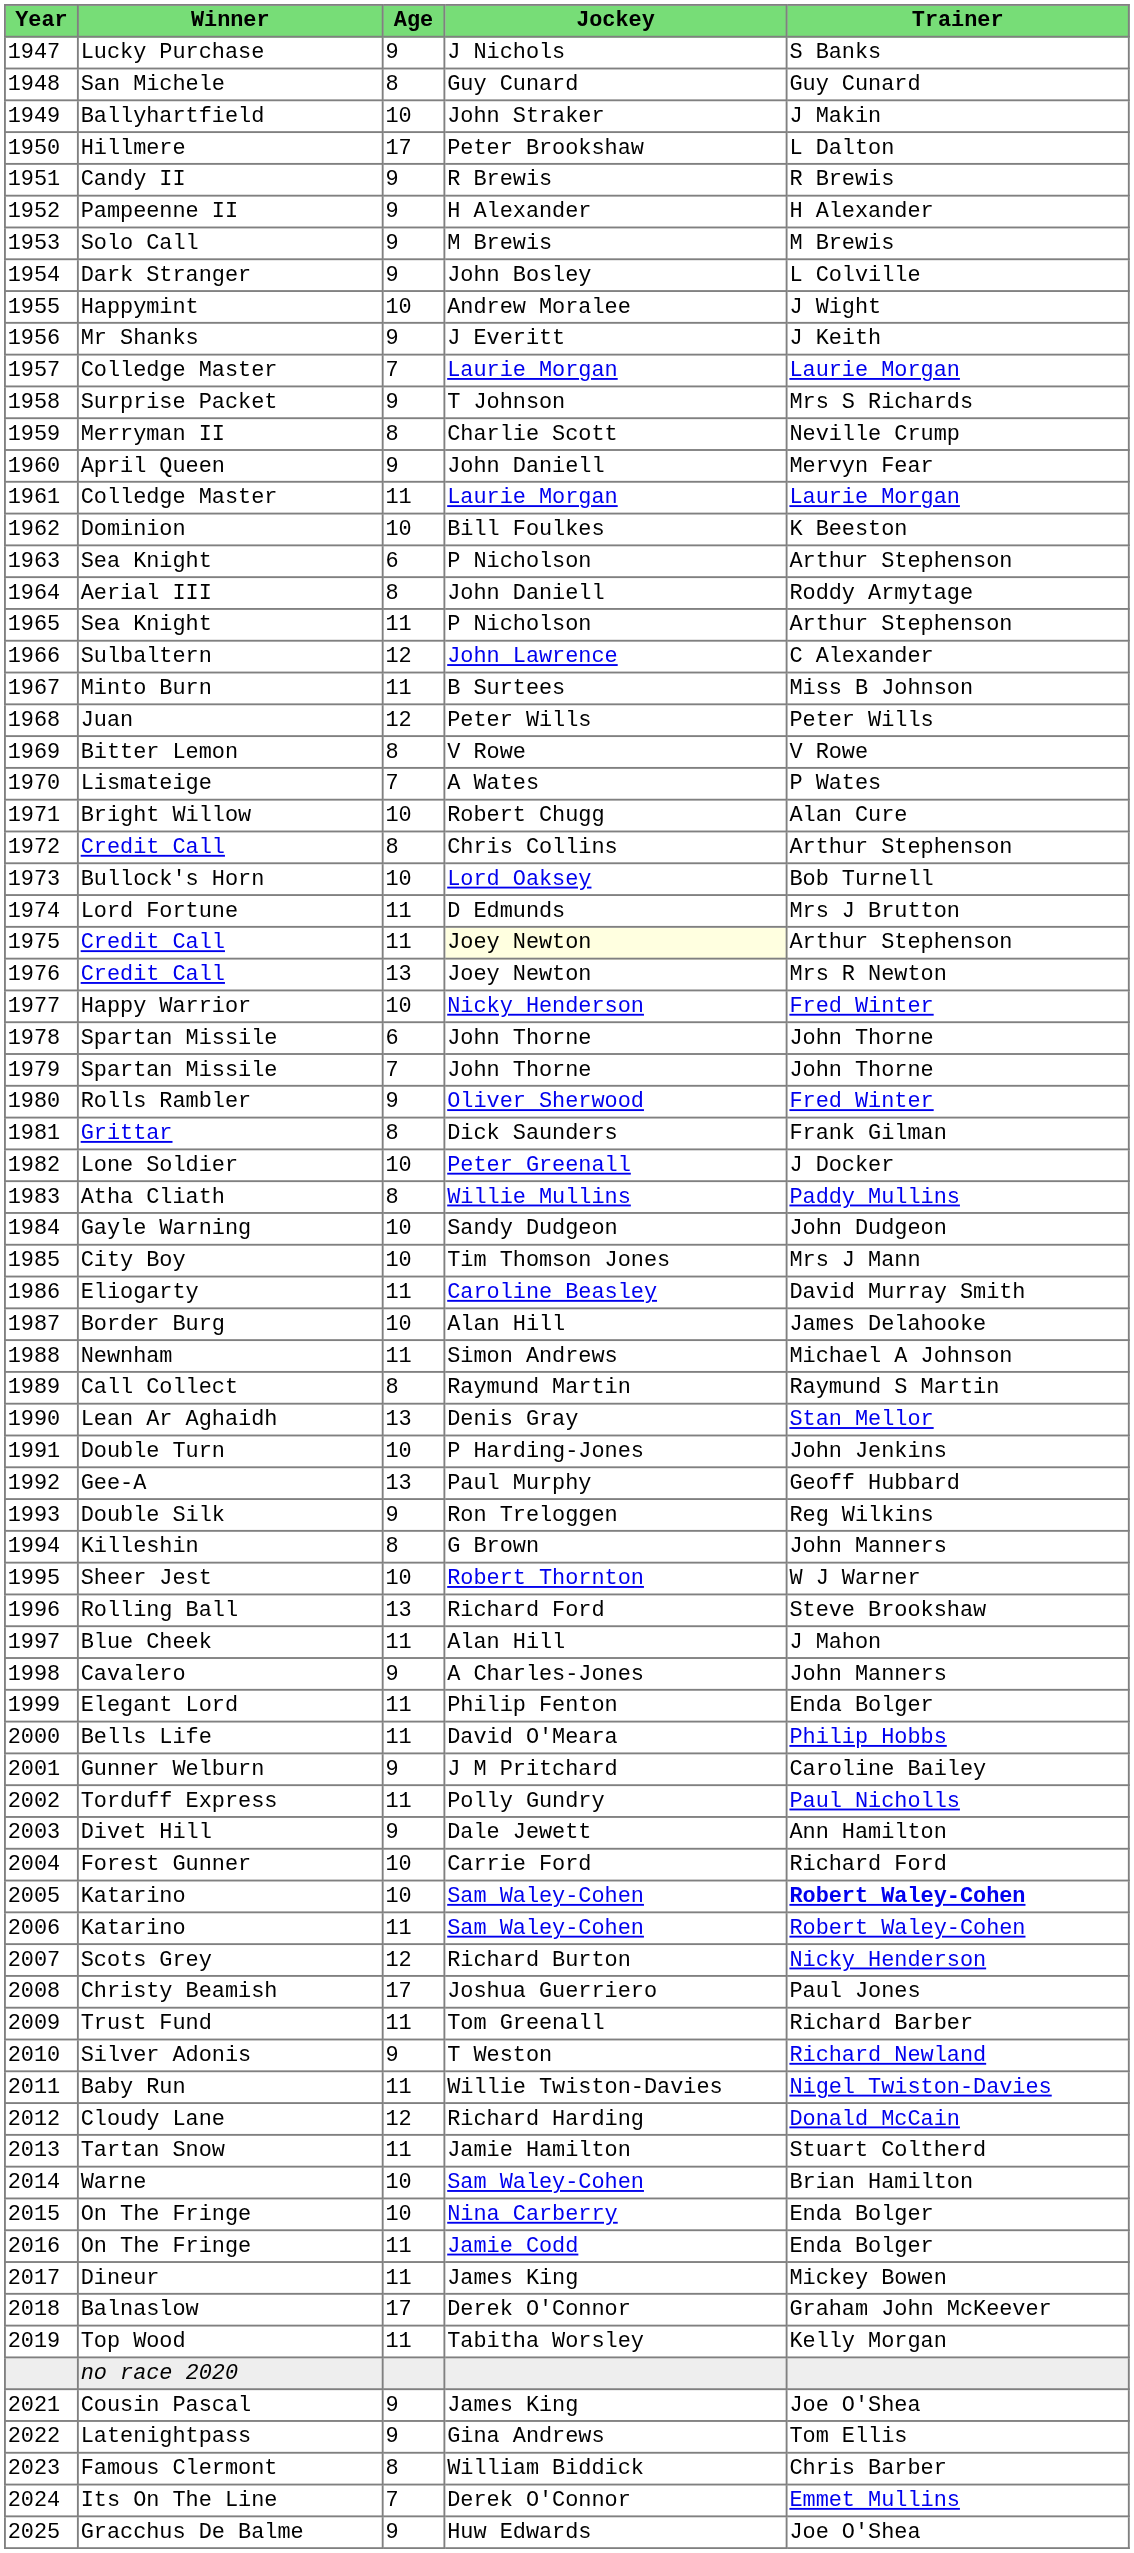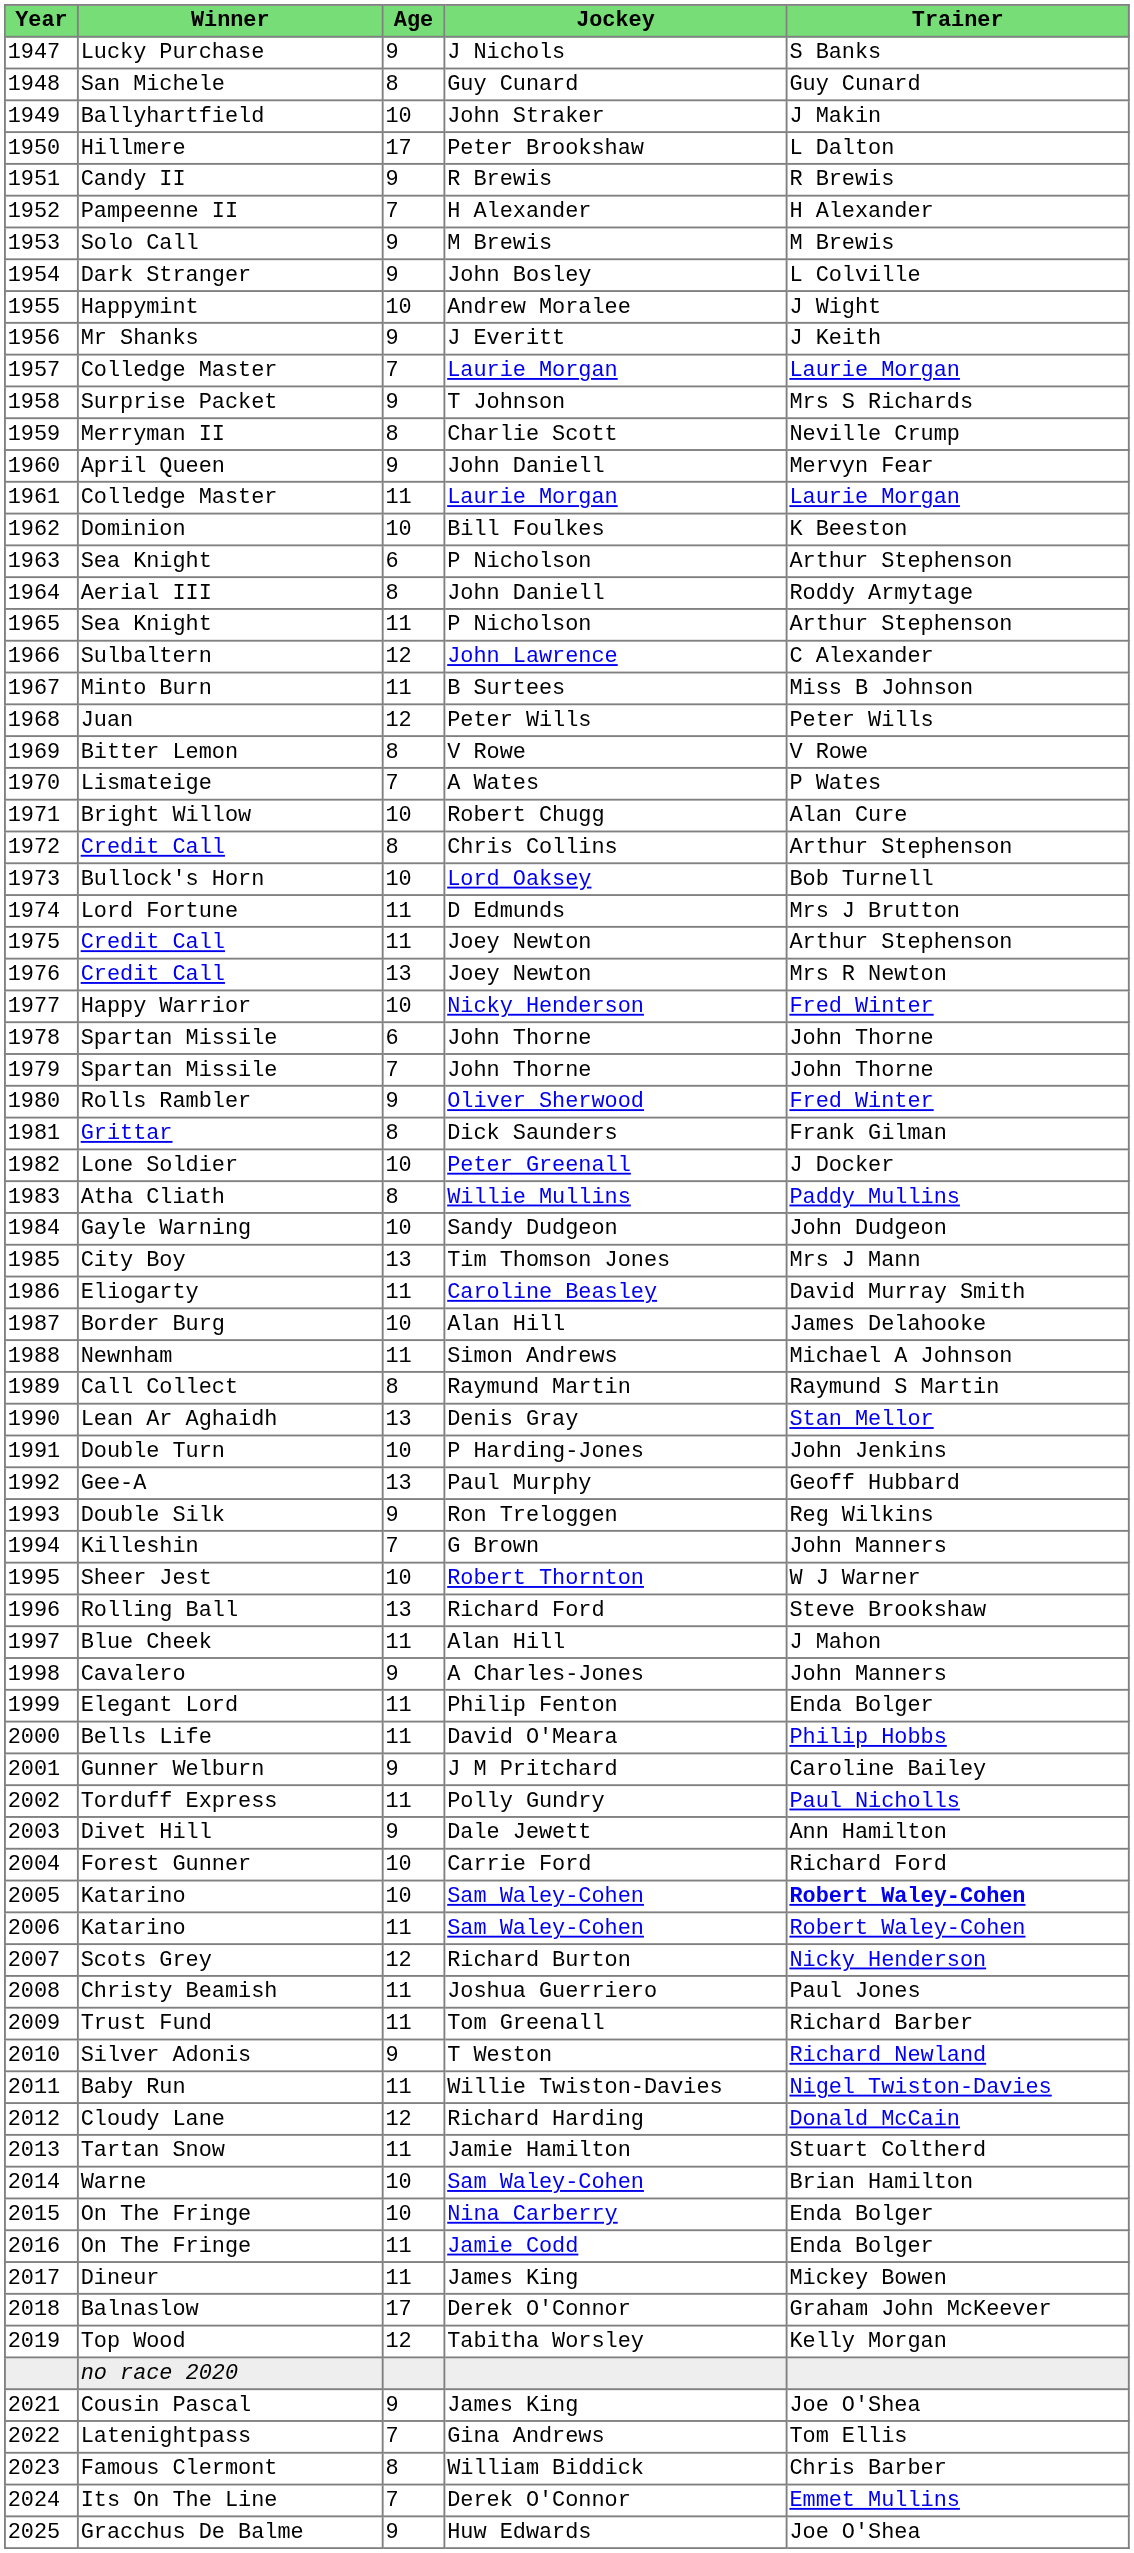(392, 212) 9 -> (392, 212) 7
(519, 943) lightyellow background -> (519, 943) no background
(399, 1261) 10 -> (399, 1261) 13
(392, 1547) 8 -> (392, 1547) 7
(399, 1992) 17 -> (399, 1992) 11
(399, 2342) 11 -> (399, 2342) 12
(392, 2437) 9 -> (392, 2437) 7
